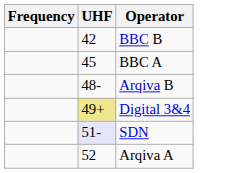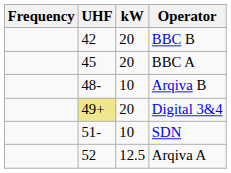+ column: (132, 16)
(91, 132) lavender background -> (91, 132) no background
